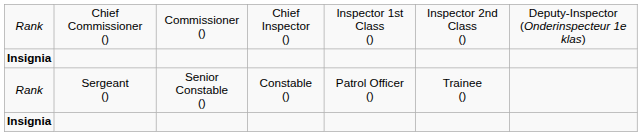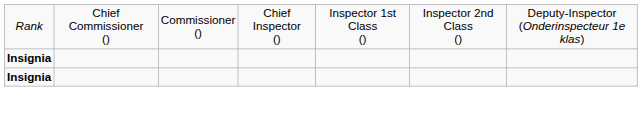- row: (29, 90)
